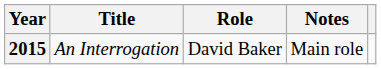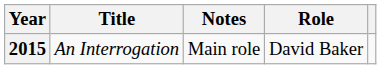columns swapped: (235, 19) <-> (327, 19)
